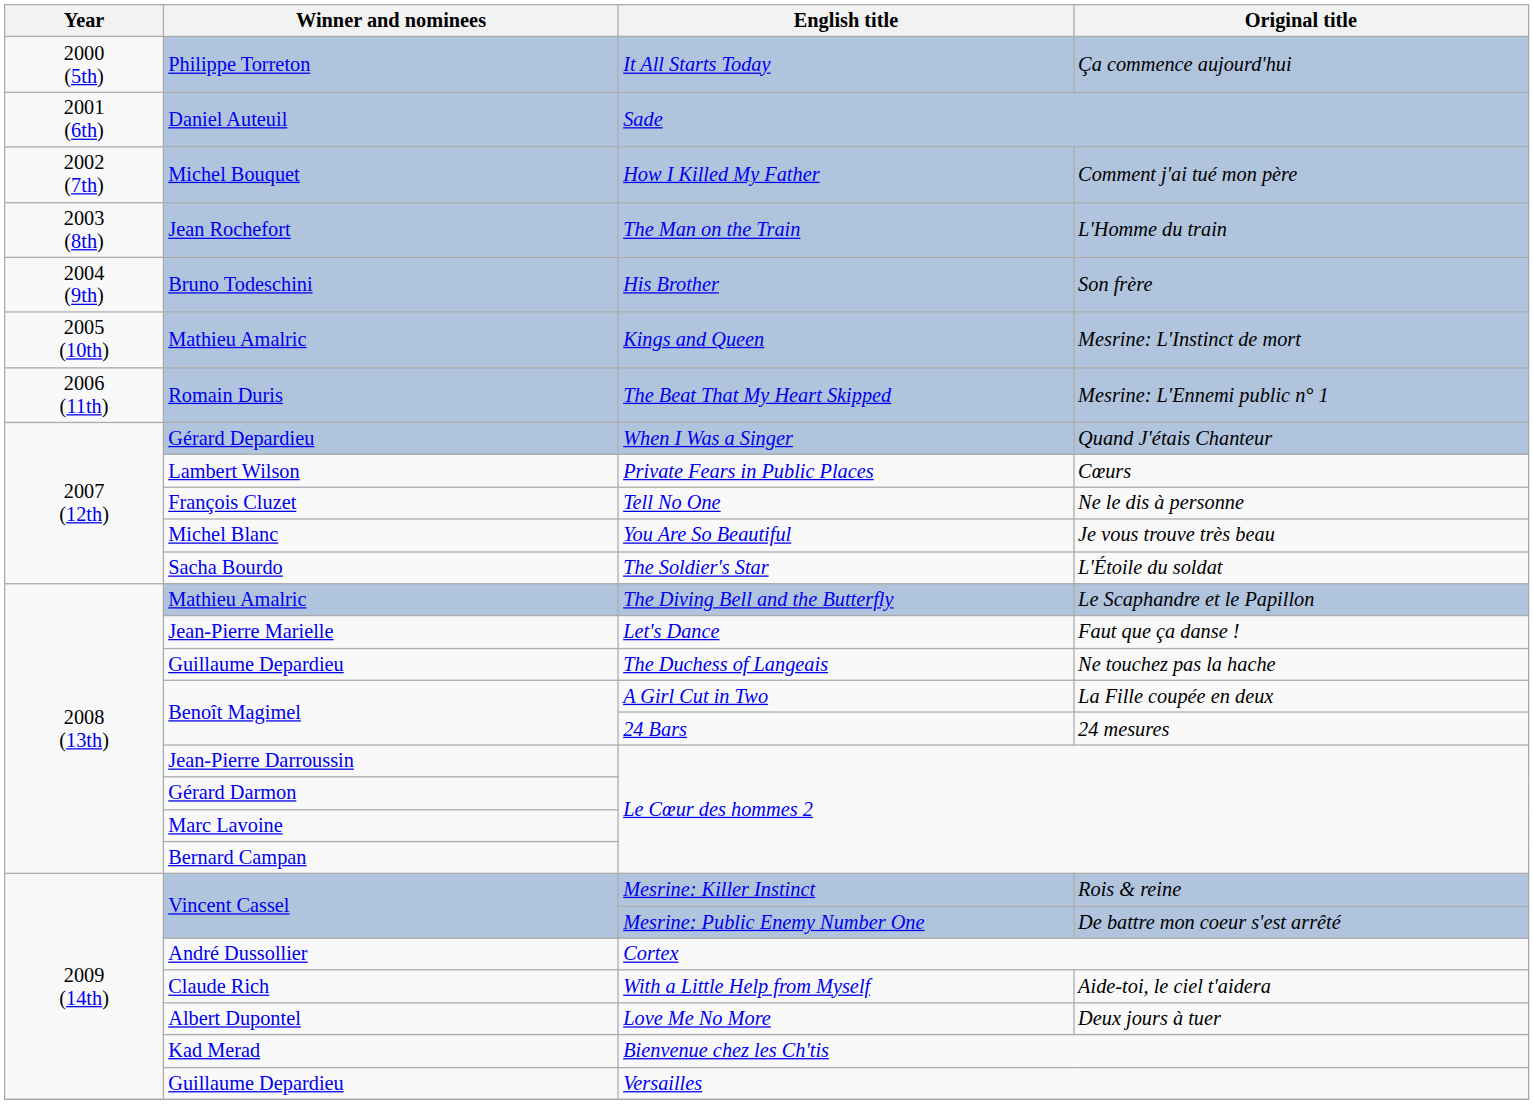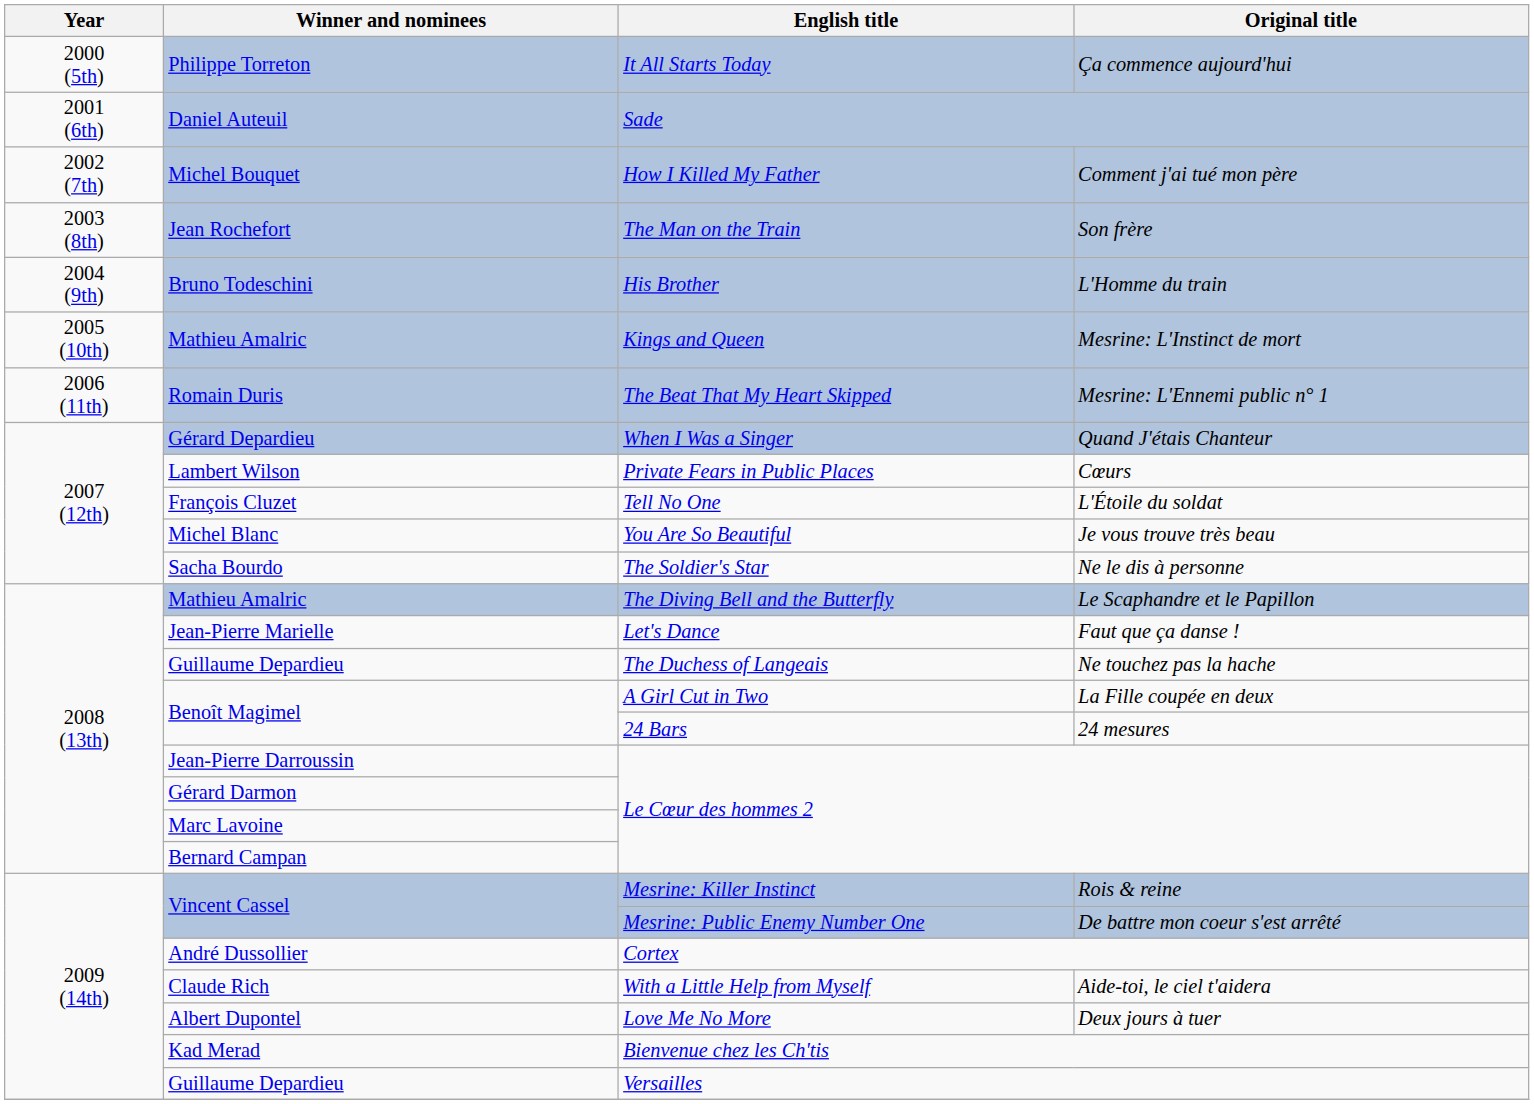(1153, 229) L'Homme du train -> (1115, 229) Son frère
(1115, 284) Son frère -> (1153, 284) L'Homme du train
(1161, 502) Ne le dis à personne -> (1150, 502) L'Étoile du soldat
(1150, 567) L'Étoile du soldat -> (1161, 567) Ne le dis à personne
